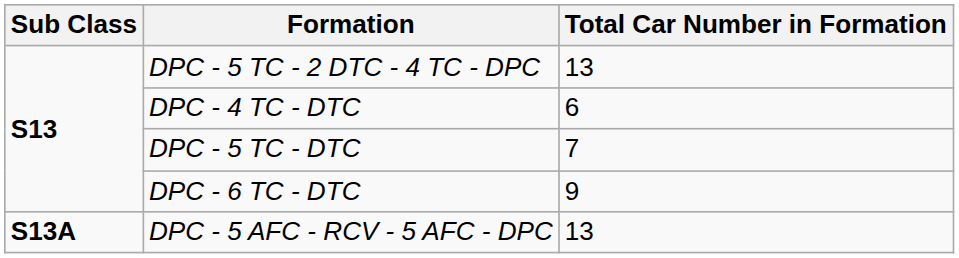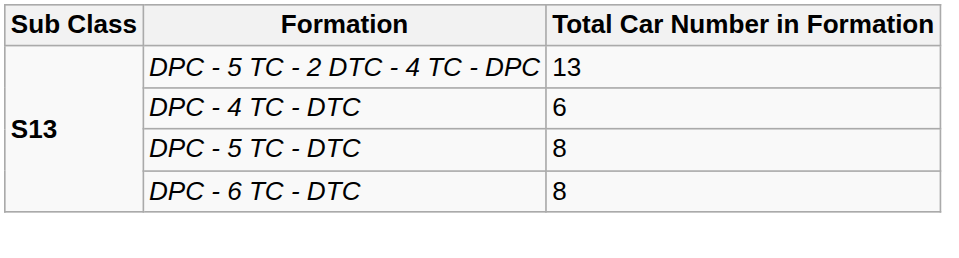(572, 149) 7 -> (559, 149) 8
(572, 190) 9 -> (559, 190) 8
- row: (351, 231)
